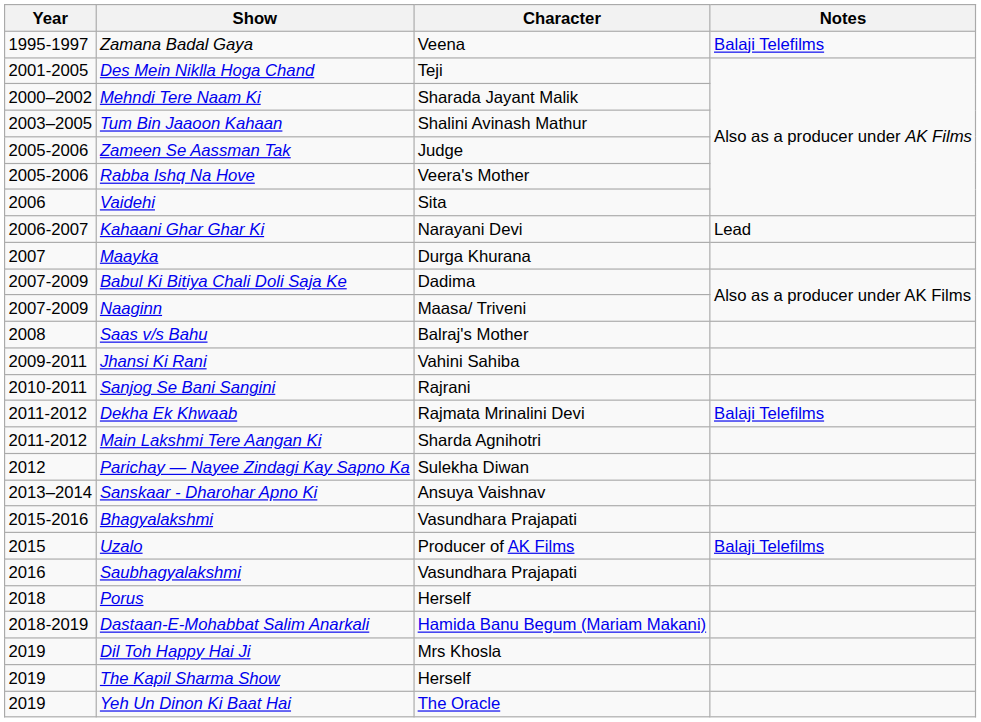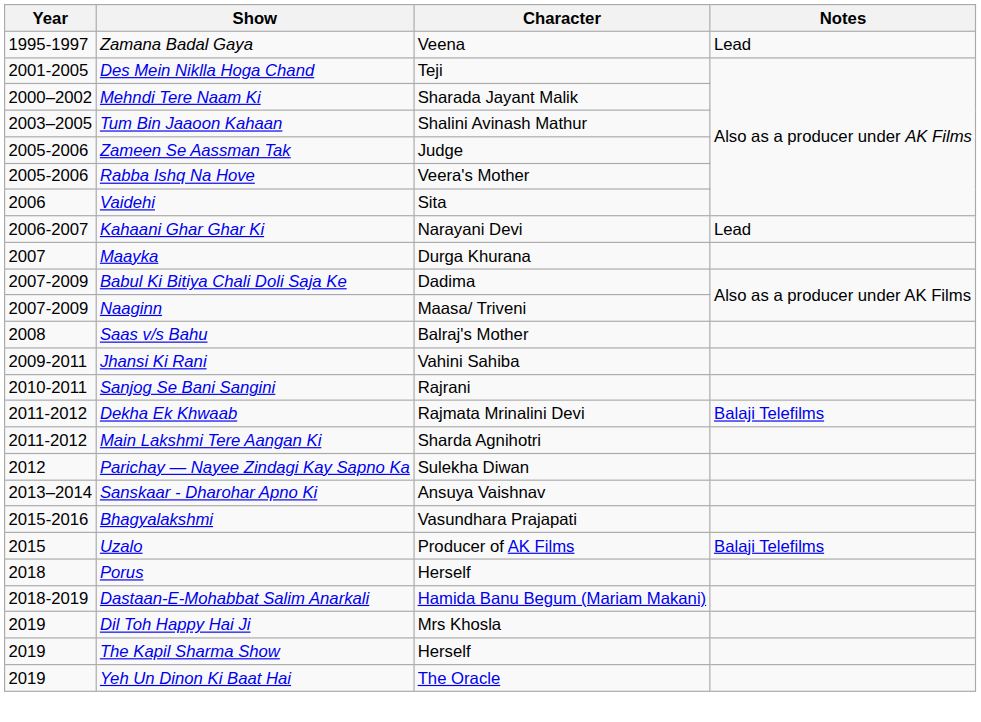(769, 45) Balaji Telefilms -> (733, 45) Lead
- row: (170, 572)
